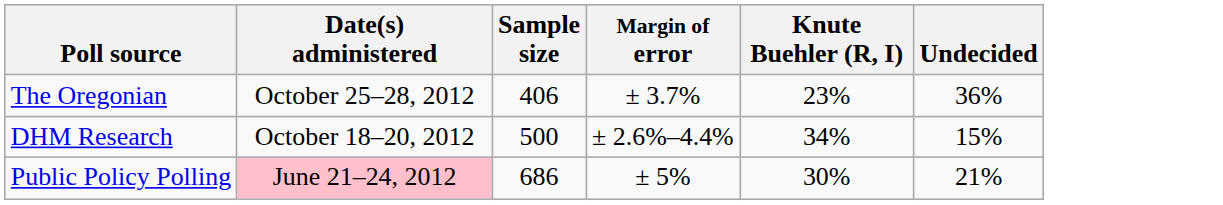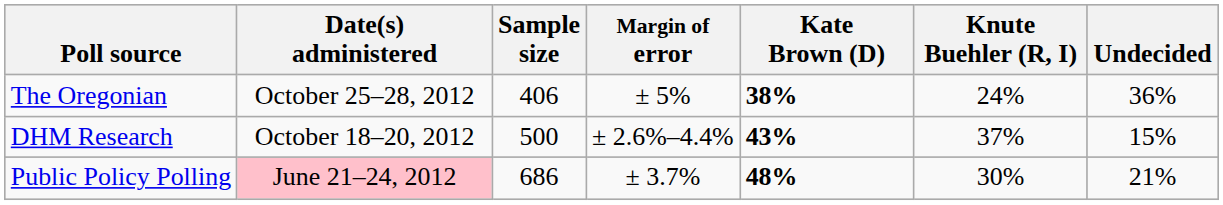+ column: (827, 39)
(663, 95) ± 3.7% -> (663, 95) ± 5%
(827, 95) 23% -> (1001, 95) 24%
(827, 136) 34% -> (1001, 136) 37%
(663, 177) ± 5% -> (663, 177) ± 3.7%
